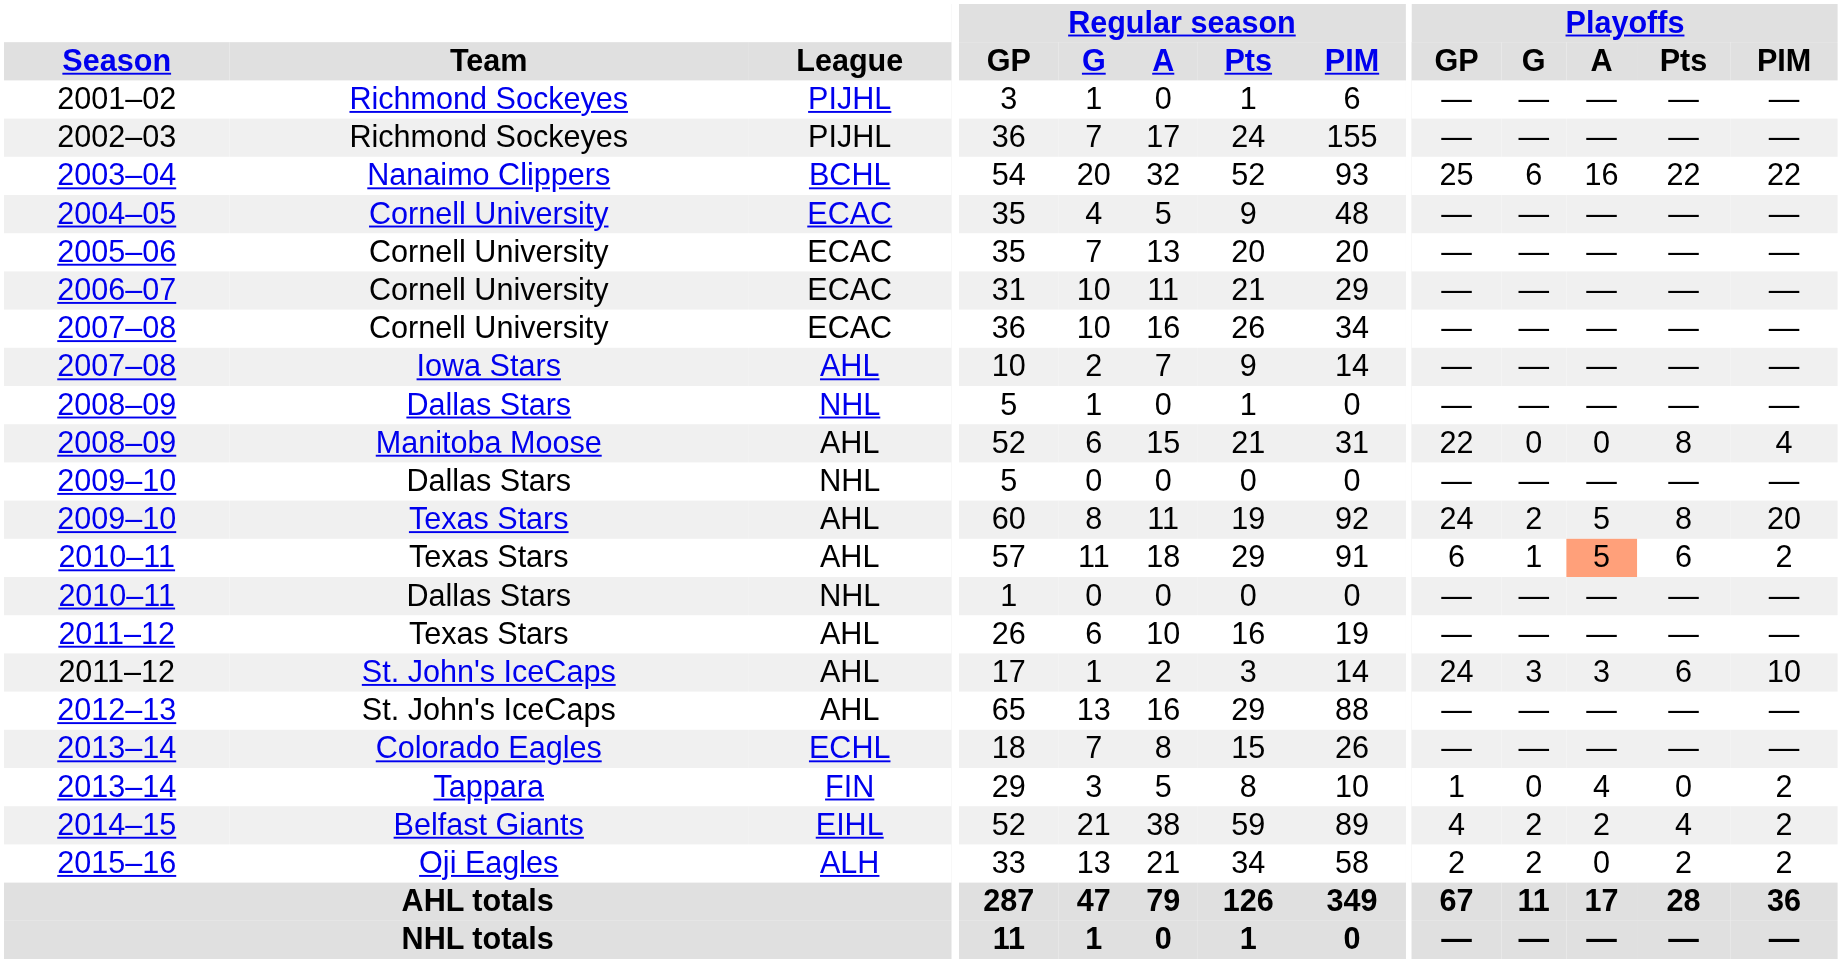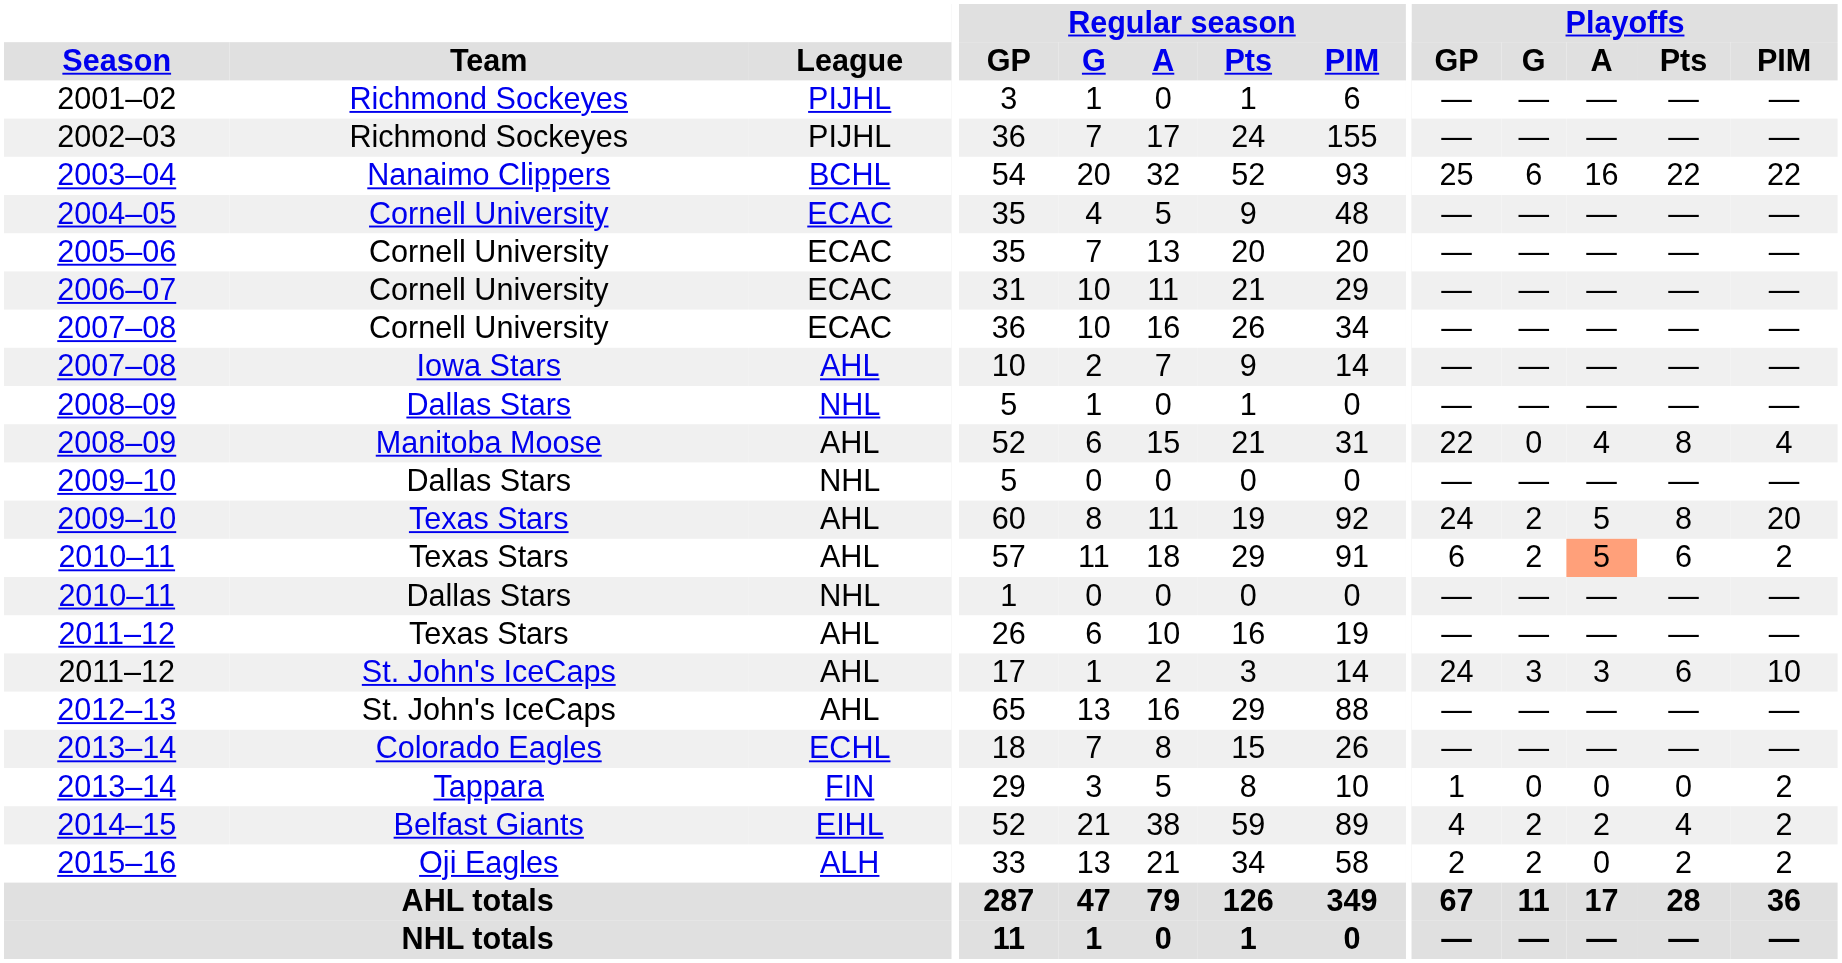(1602, 442) 0 -> (1602, 442) 4
(1534, 557) 1 -> (1534, 557) 2
(1602, 786) 4 -> (1602, 786) 0
